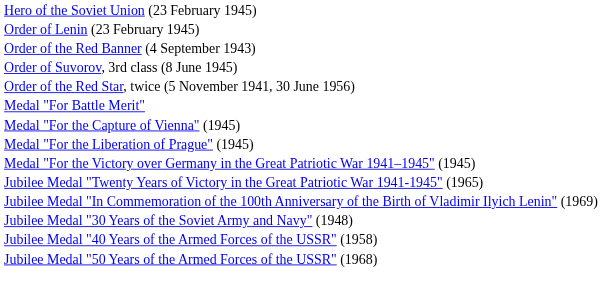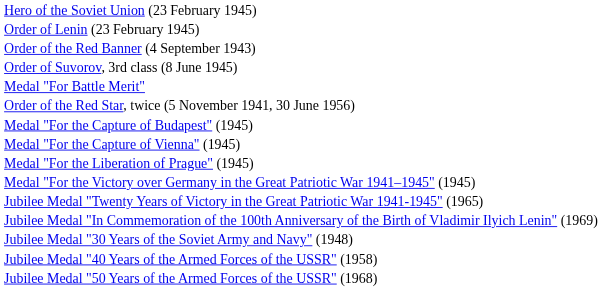rows swapped: (75, 106) <-> (180, 87)
+ row: (128, 125)
